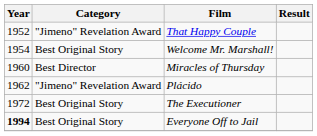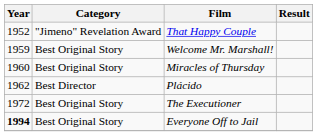(18, 49) 1954 -> (18, 49) 1959
(65, 67) Best Director -> (79, 67) Best Original Story
(98, 85) "Jimeno" Revelation Award -> (65, 85) Best Director
